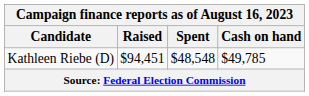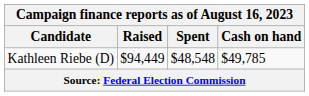(142, 58) $94,451 -> (142, 58) $94,449
